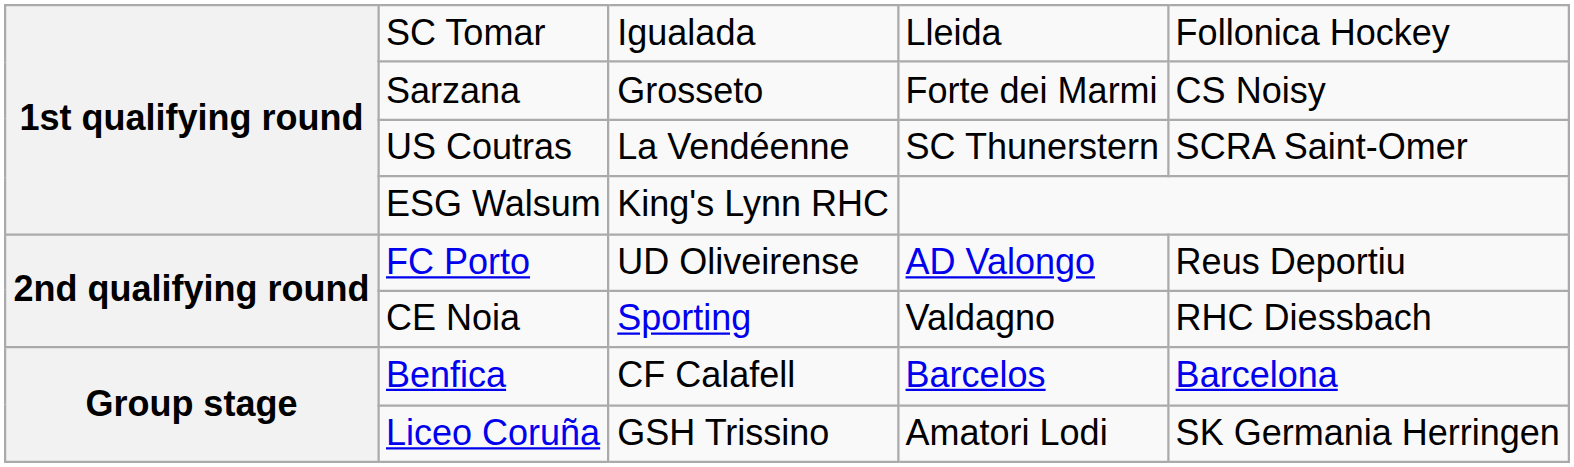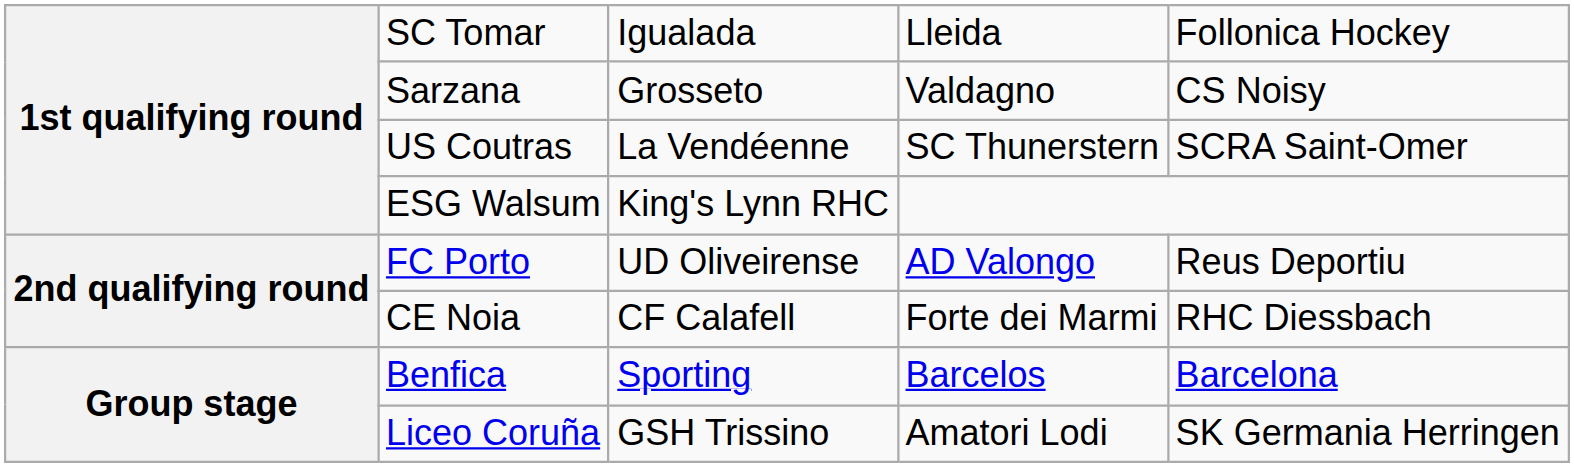(1032, 90) Forte dei Marmi -> (980, 90) Valdagno
(684, 318) Sporting -> (706, 318) CF Calafell
(980, 318) Valdagno -> (1032, 318) Forte dei Marmi
(706, 375) CF Calafell -> (684, 375) Sporting
